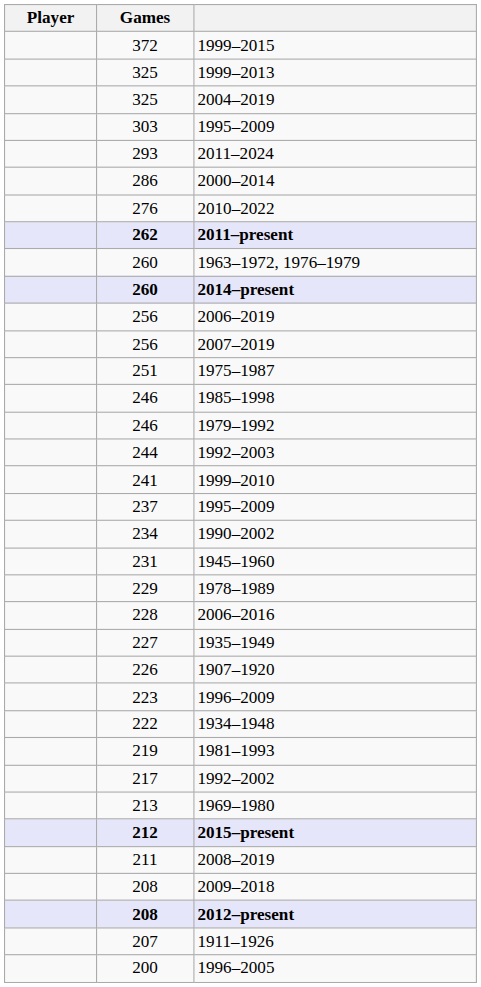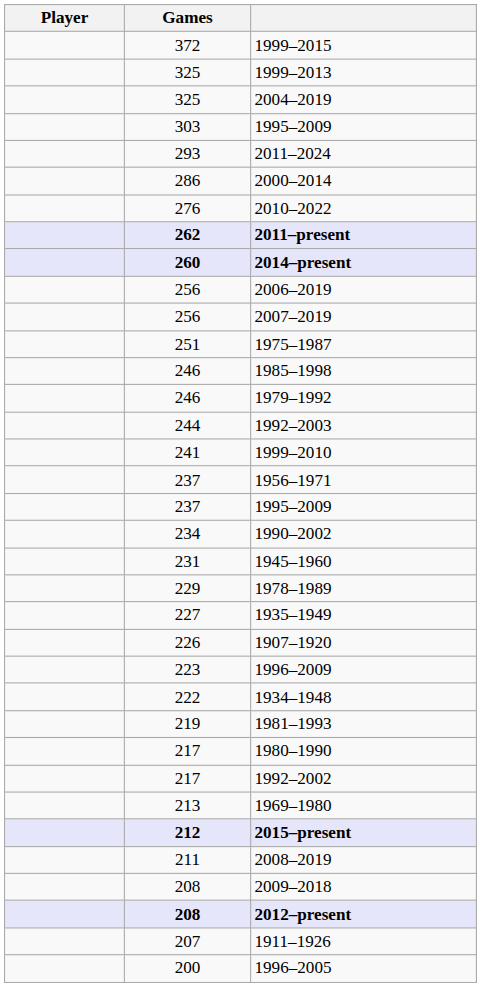- row: (145, 262)
+ row: (187, 479)
- row: (145, 615)
+ row: (187, 751)
